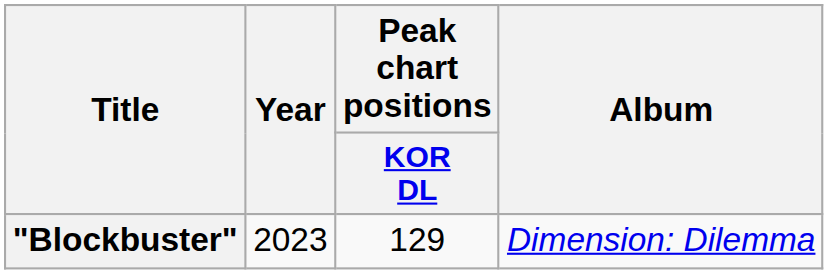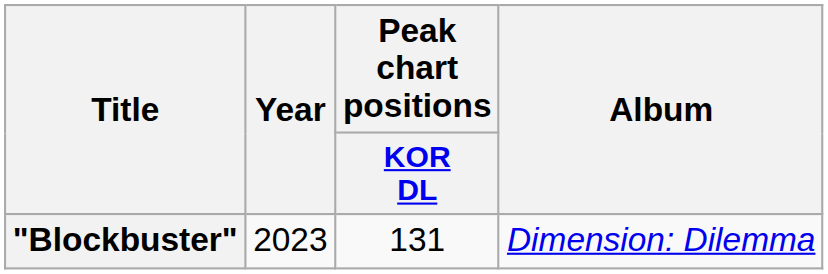(417, 240) 129 -> (417, 240) 131
